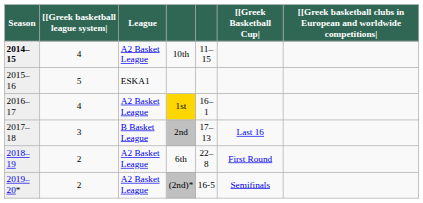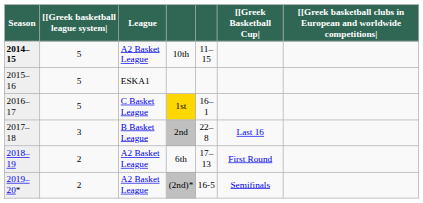(79, 54) 4 -> (79, 54) 5
(79, 106) 4 -> (79, 106) 5
(140, 106) A2 Basket League -> (138, 106) C Basket League
(206, 132) 17–13 -> (206, 132) 22–8
(206, 158) 22–8 -> (206, 158) 17–13
